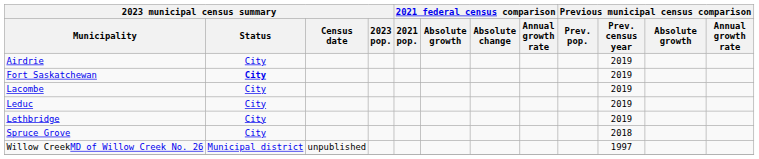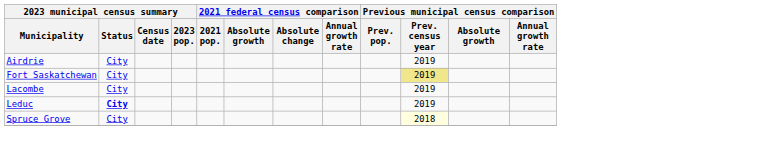(255, 75) bold -> (117, 75) normal
(621, 75) no background -> (425, 75) khaki background
(255, 104) normal -> (117, 104) bold
- row: (33, 118)
(621, 133) no background -> (425, 118) lightyellow background
- row: (105, 147)
